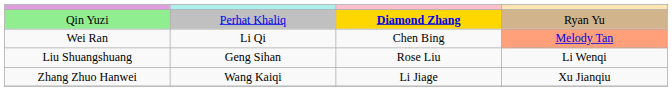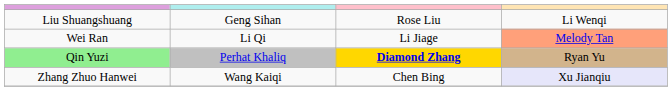rows swapped: (87, 19) <-> (87, 57)
(419, 38) Chen Bing -> (419, 38) Li Jiage
(419, 76) Li Jiage -> (419, 76) Chen Bing
(584, 76) no background -> (584, 76) lavender background
